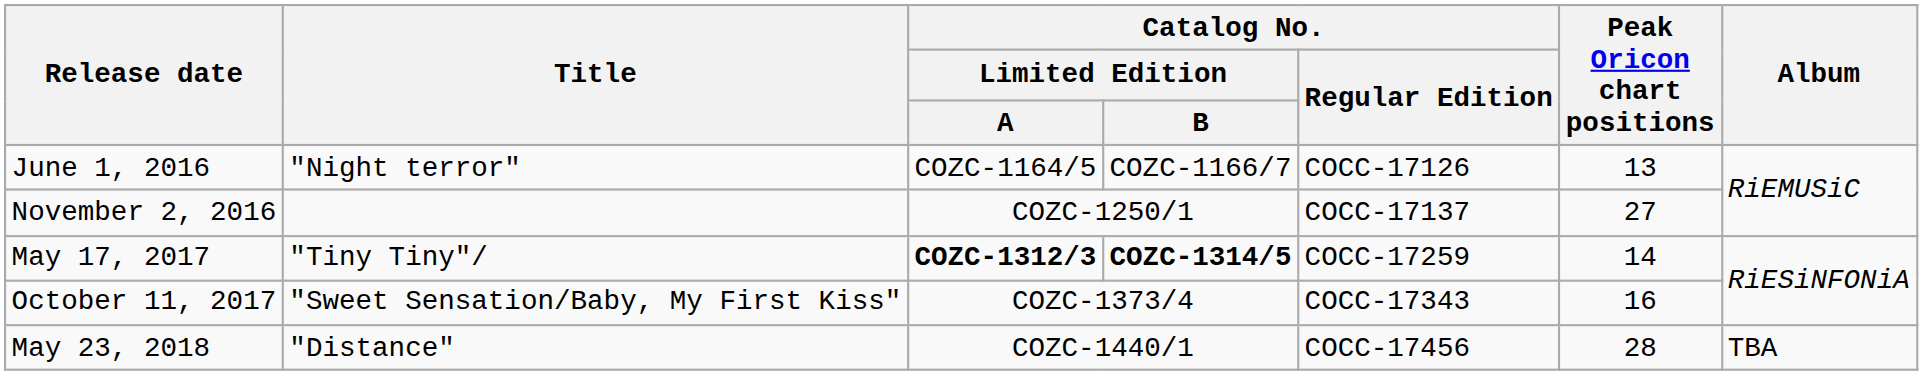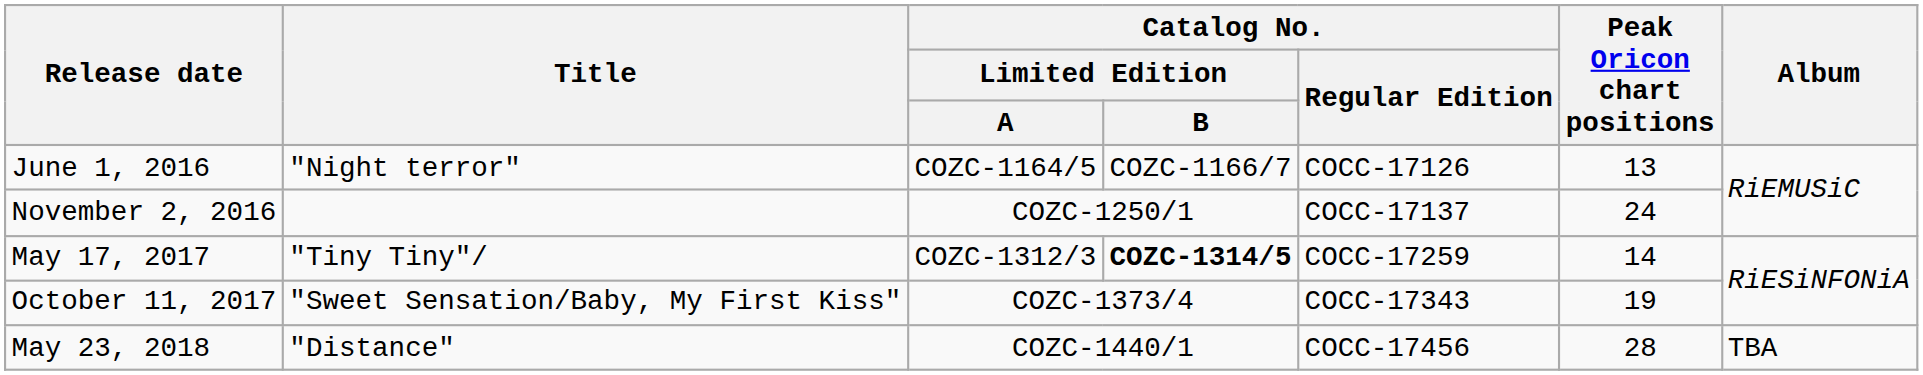(1640, 213) 27 -> (1640, 213) 24
(1005, 258) bold -> (1005, 258) normal
(1640, 303) 16 -> (1640, 303) 19
